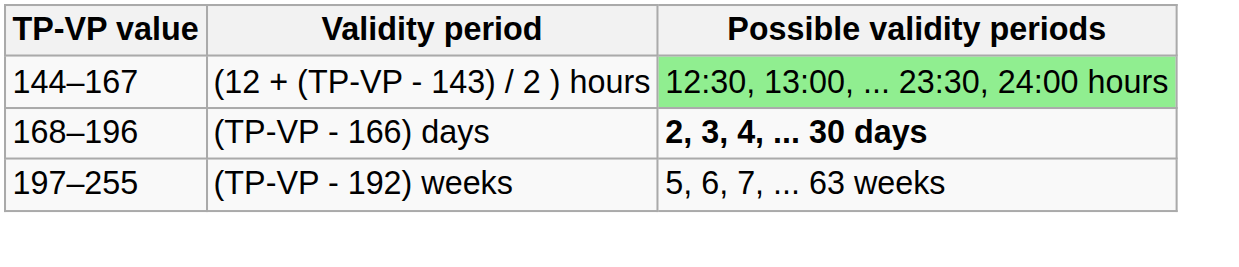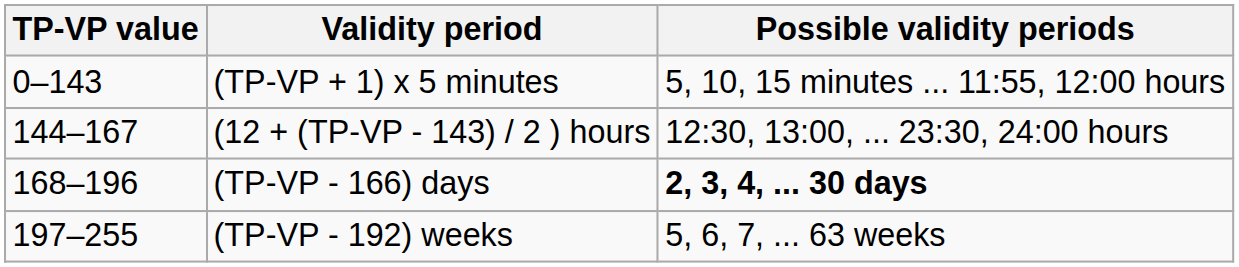+ row: (386, 81)
(917, 81) lightgreen background -> (917, 132) no background
